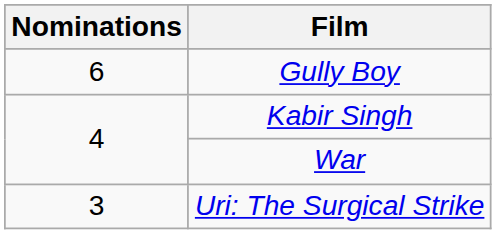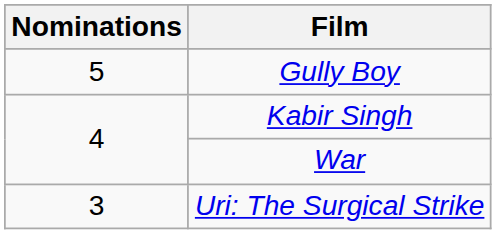(97, 71) 6 -> (97, 71) 5
